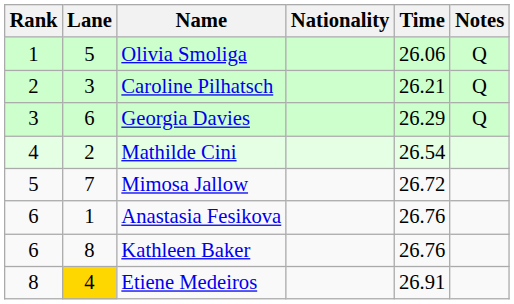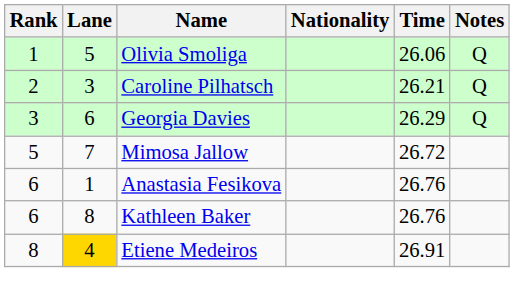- row: (179, 151)
